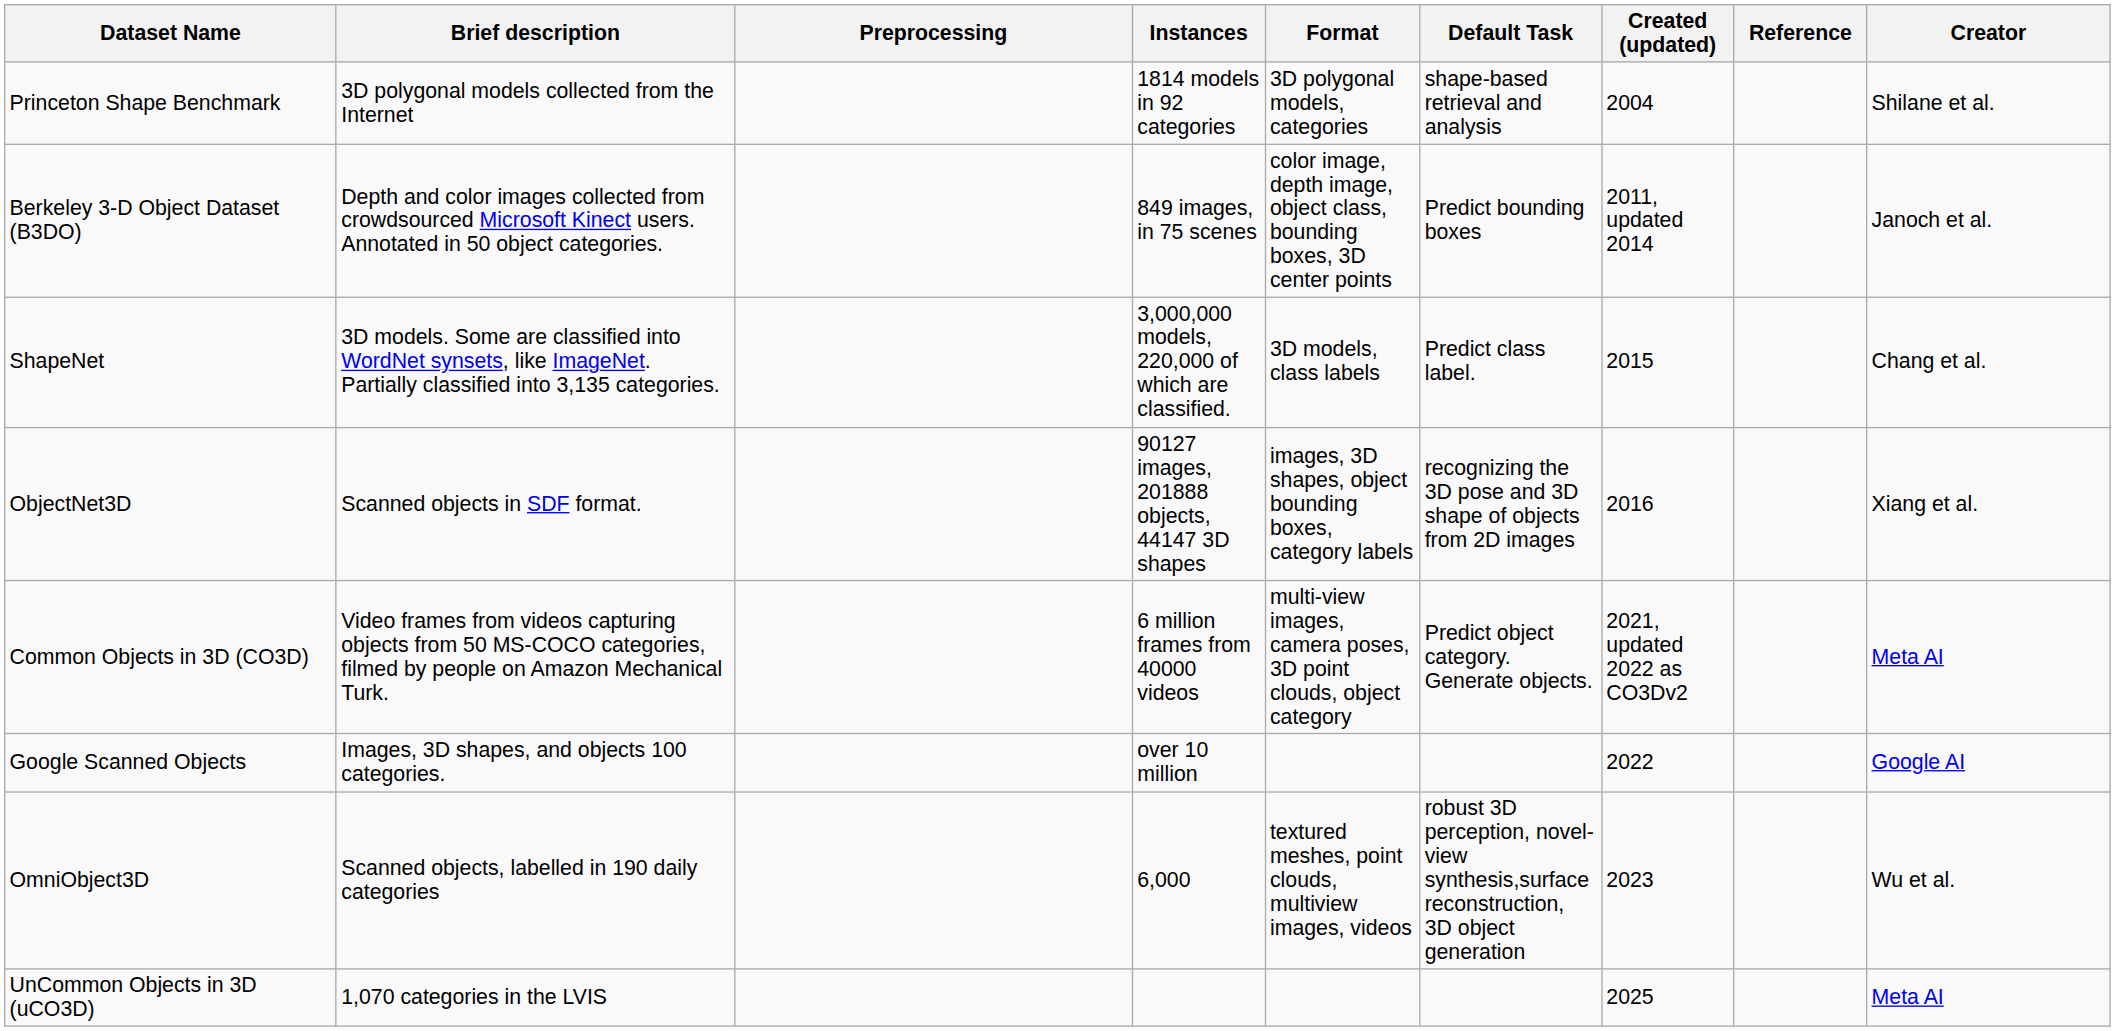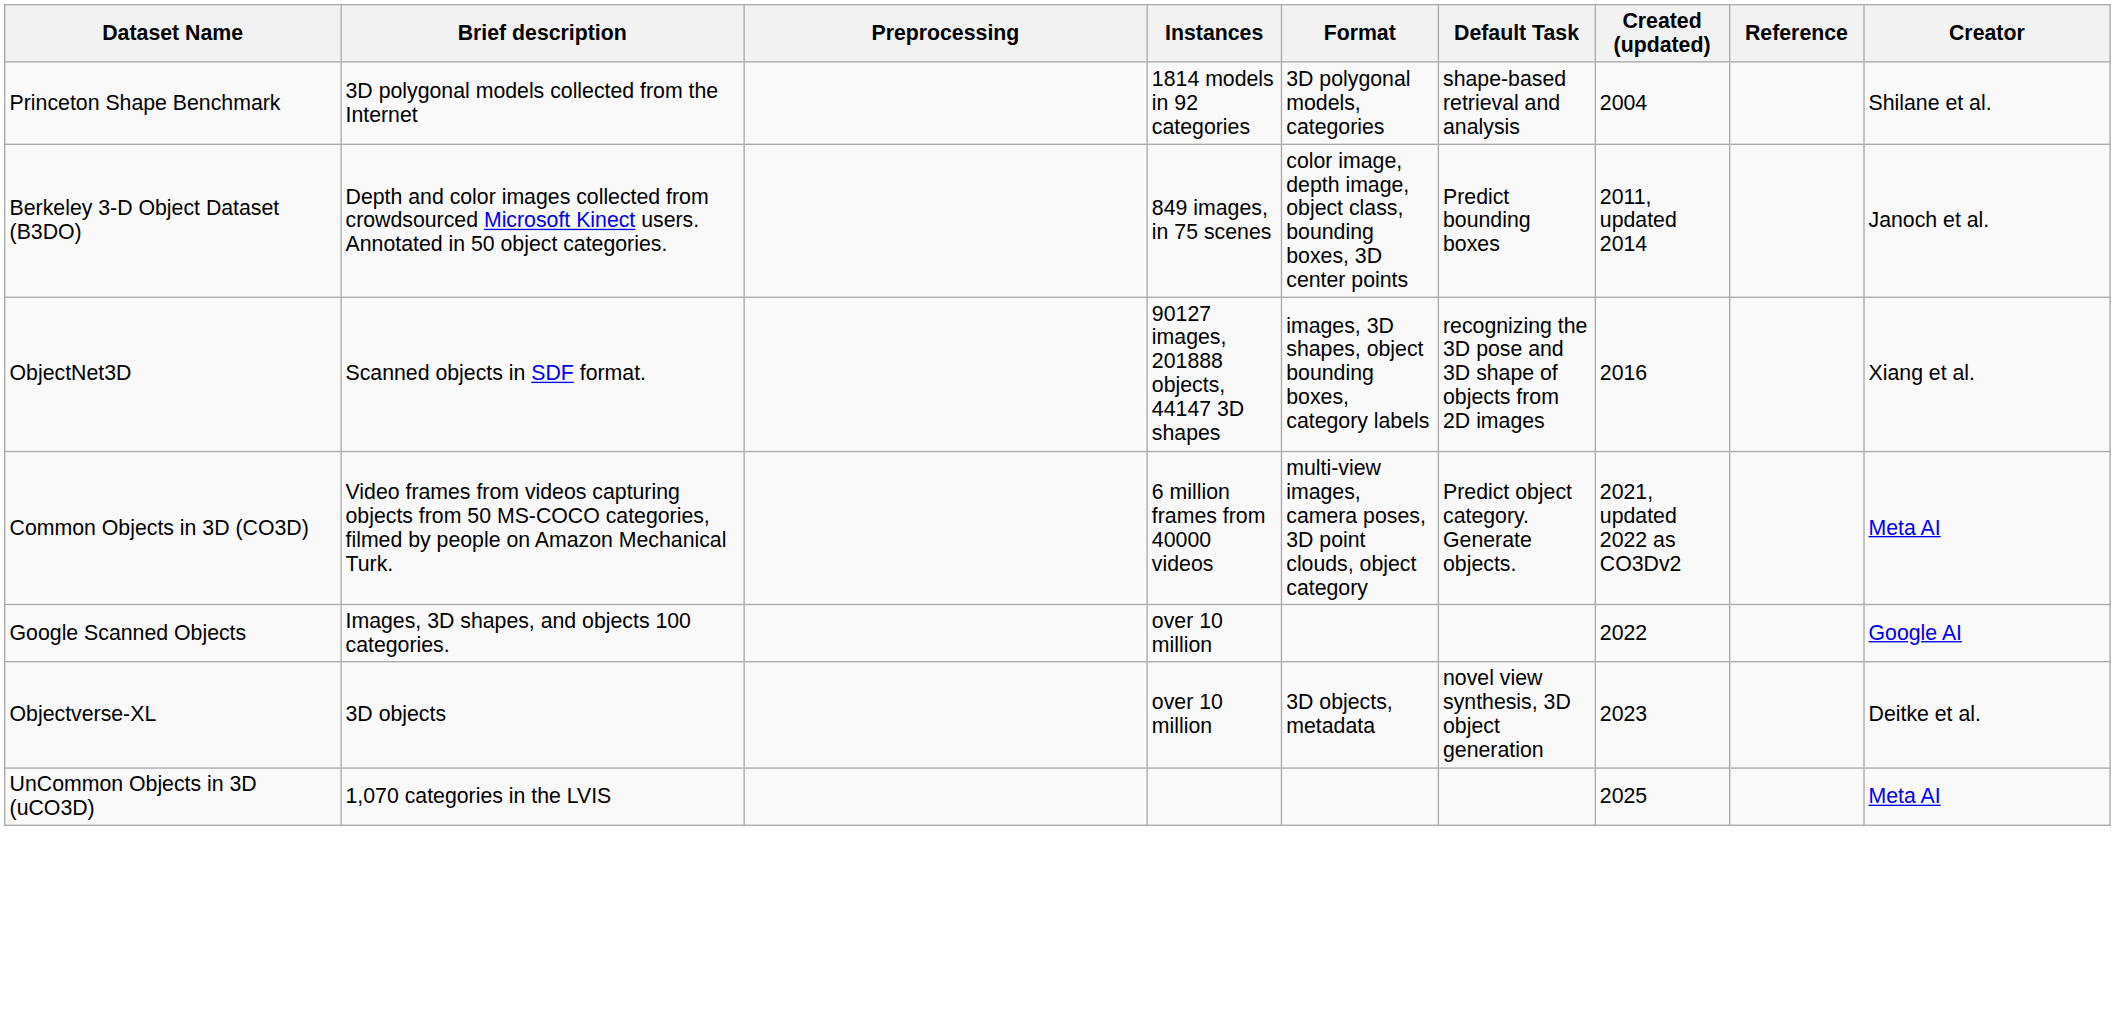- row: (57, 362)
+ row: (83, 714)
- row: (79, 880)
